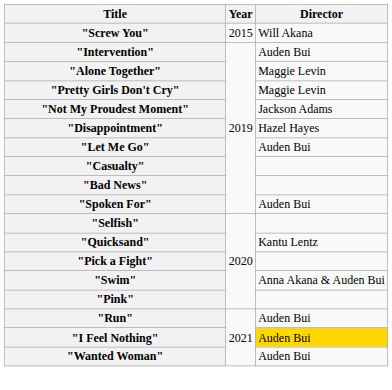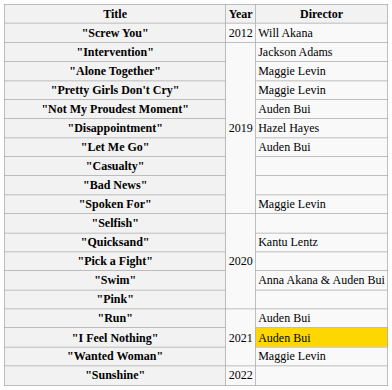(241, 33) 2015 -> (241, 33) 2012
(284, 52) Auden Bui -> (295, 52) Jackson Adams
(295, 109) Jackson Adams -> (284, 109) Auden Bui
(284, 204) Auden Bui -> (292, 204) Maggie Levin
(284, 356) Auden Bui -> (292, 356) Maggie Levin
+ row: (115, 375)
